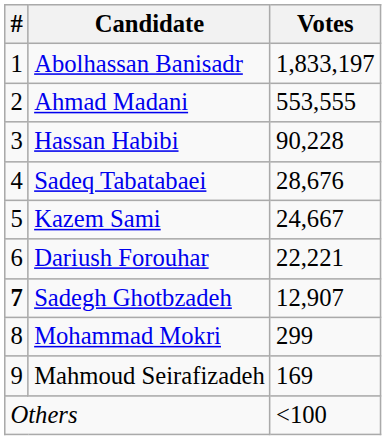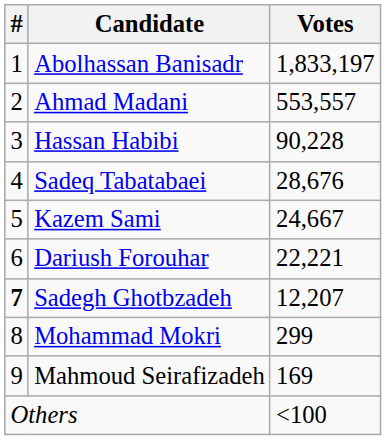(316, 102) 553,555 -> (316, 102) 553,557
(310, 297) 12,907 -> (310, 297) 12,207
